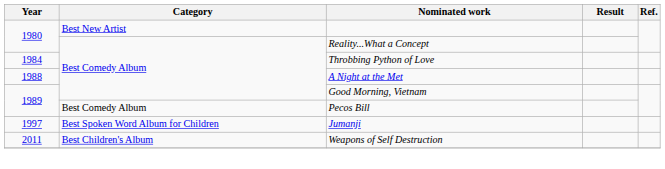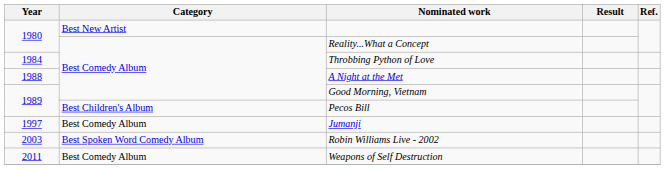(104, 108) Best Comedy Album -> (107, 108) Best Children's Album
(140, 124) Best Spoken Word Album for Children -> (104, 124) Best Comedy Album
+ row: (32, 140)
(107, 140) Best Children's Album -> (104, 156) Best Comedy Album
